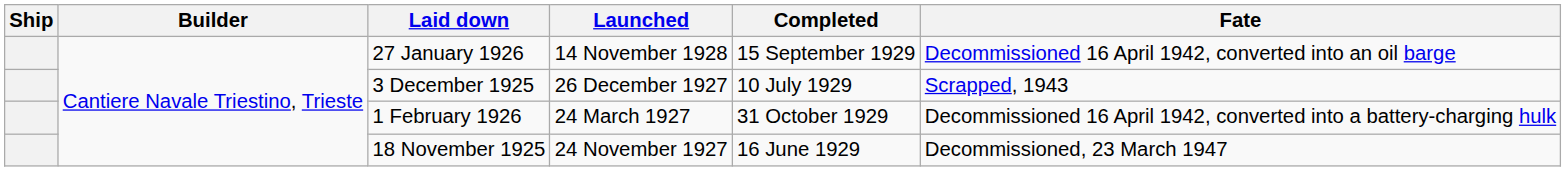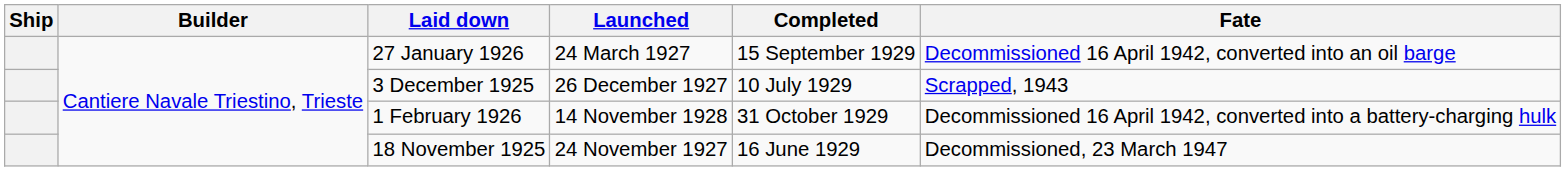(641, 52) 14 November 1928 -> (622, 52) 24 March 1927
(622, 117) 24 March 1927 -> (641, 117) 14 November 1928
